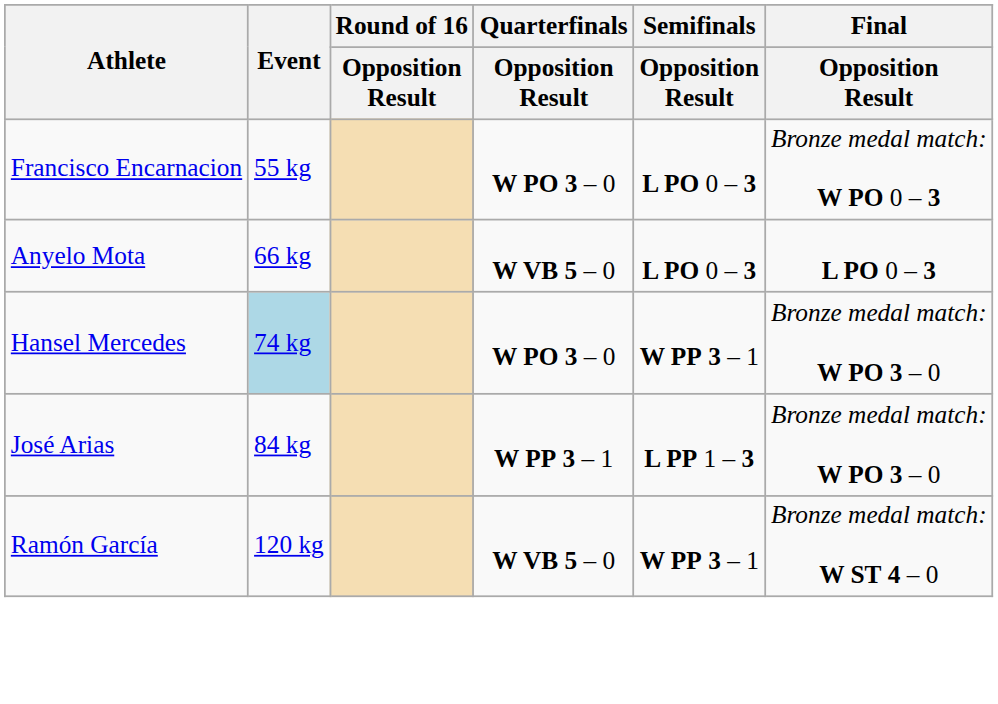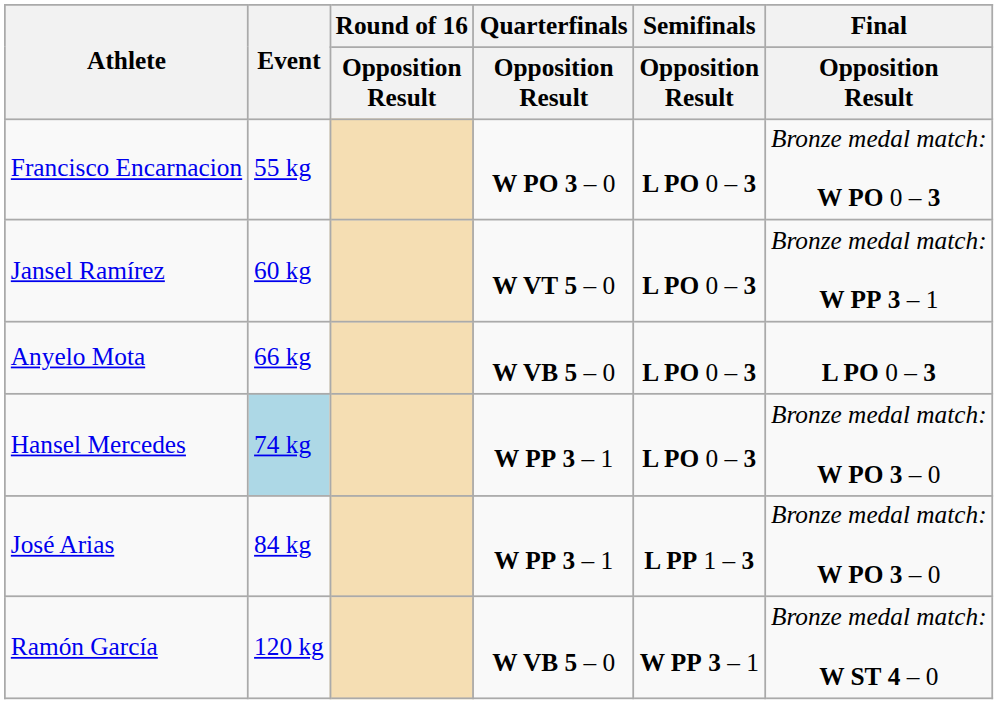+ row: (88, 270)
(554, 357) W PO 3 – 0 -> (554, 459) W PP 3 – 1
(699, 357) W PP 3 – 1 -> (699, 459) L PO 0 – 3
